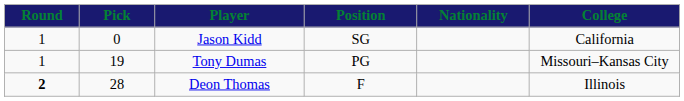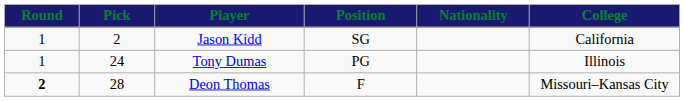(117, 38) 0 -> (117, 38) 2
(117, 61) 19 -> (117, 61) 24
(605, 61) Missouri–Kansas City -> (605, 61) Illinois
(605, 84) Illinois -> (605, 84) Missouri–Kansas City
